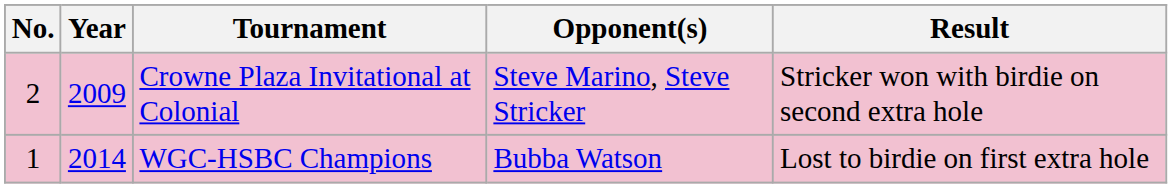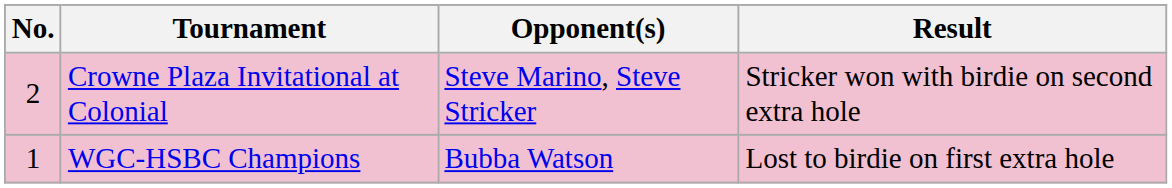- column: (97, 28)
